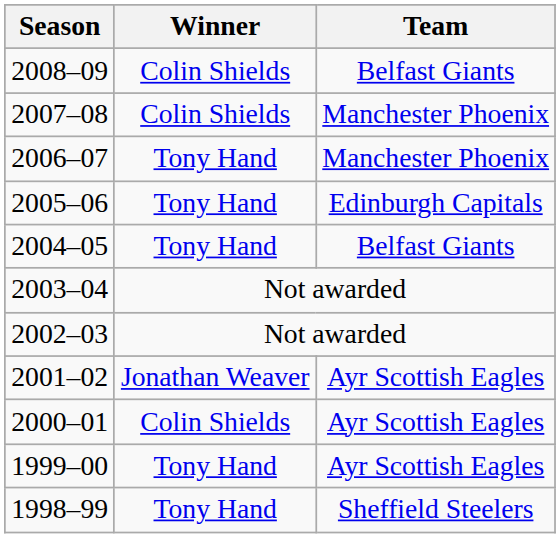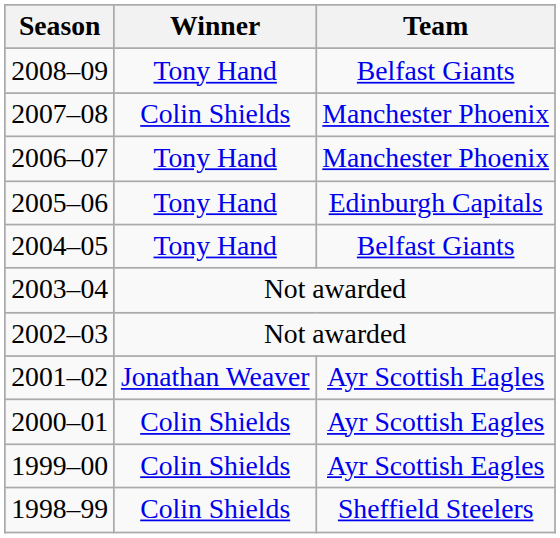(215, 70) Colin Shields -> (215, 70) Tony Hand
(215, 465) Tony Hand -> (215, 465) Colin Shields
(215, 509) Tony Hand -> (215, 509) Colin Shields
